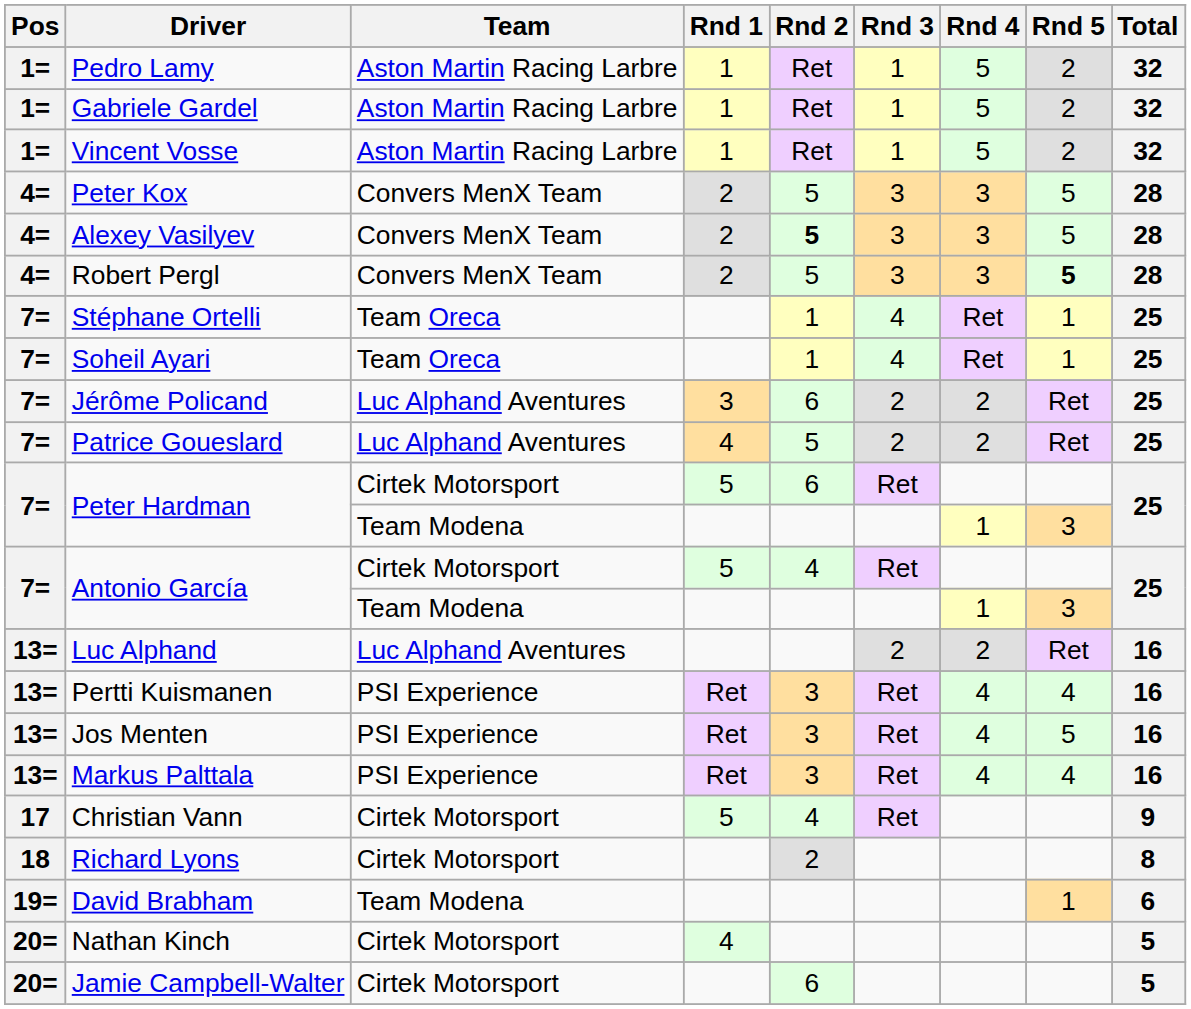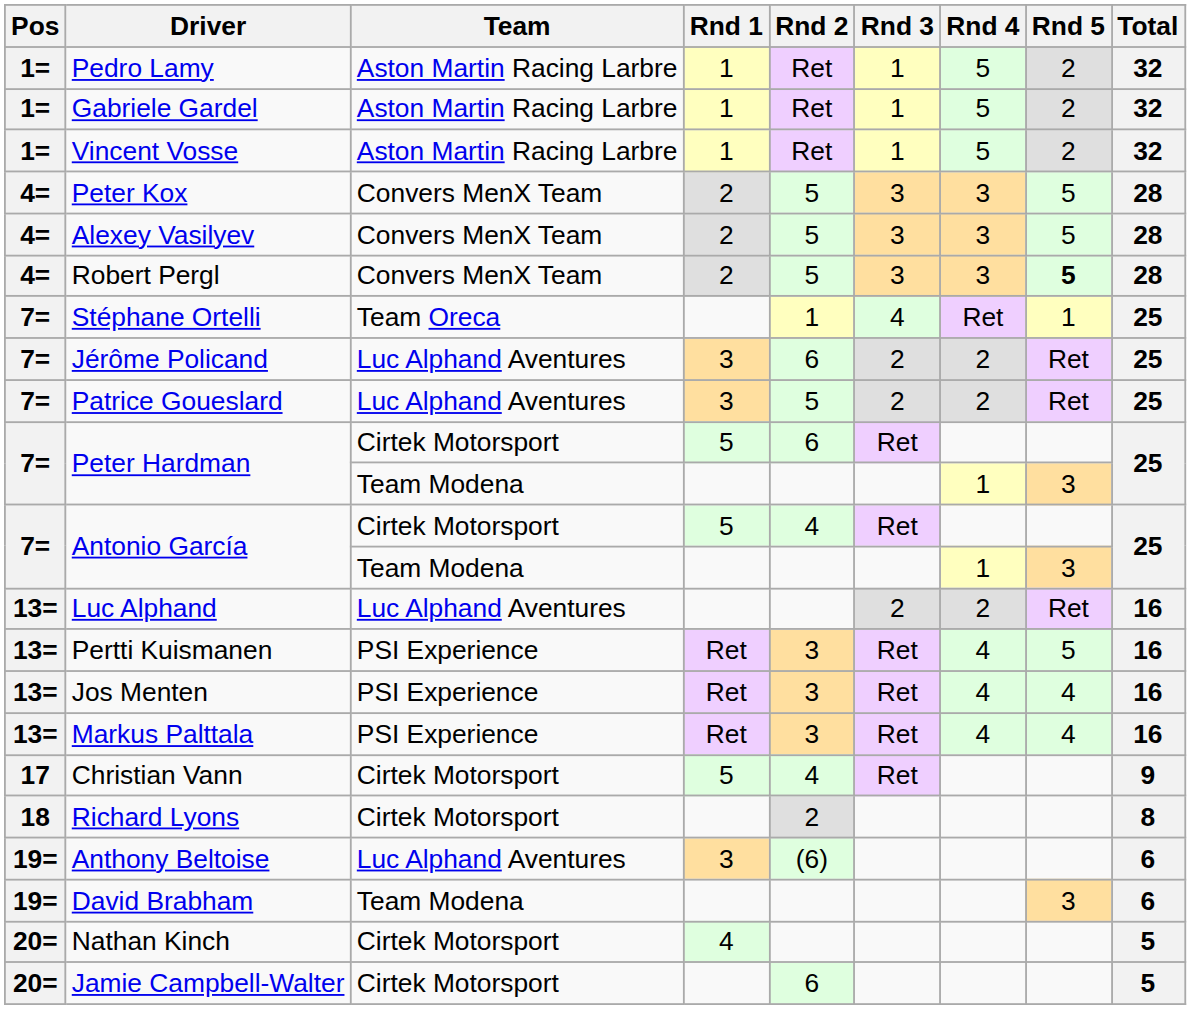(812, 234) bold -> (812, 234) normal
- row: (141, 359)
(726, 442) 4 -> (726, 401) 3
(1068, 692) 4 -> (1068, 651) 5
(1068, 734) 5 -> (1068, 692) 4
+ row: (171, 859)
(1068, 900) 1 -> (1068, 900) 3
